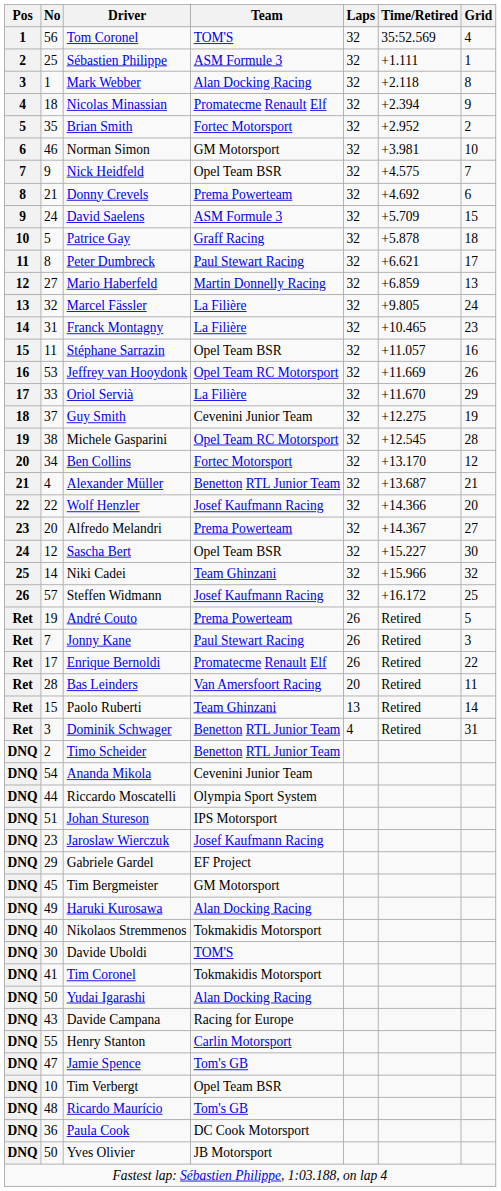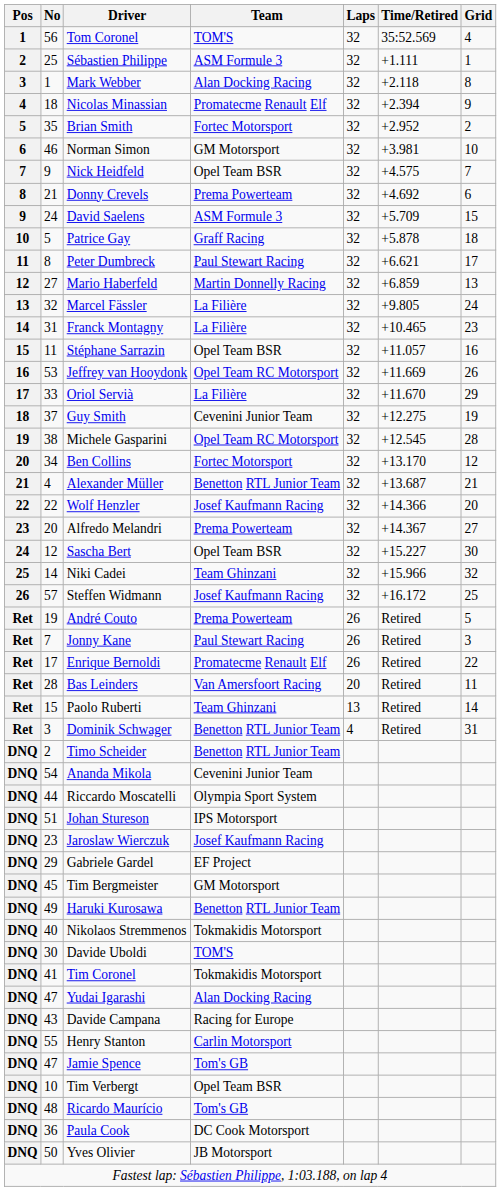(253, 908) Alan Docking Racing -> (267, 908) Benetton RTL Junior Team
(51, 997) 50 -> (51, 997) 47
